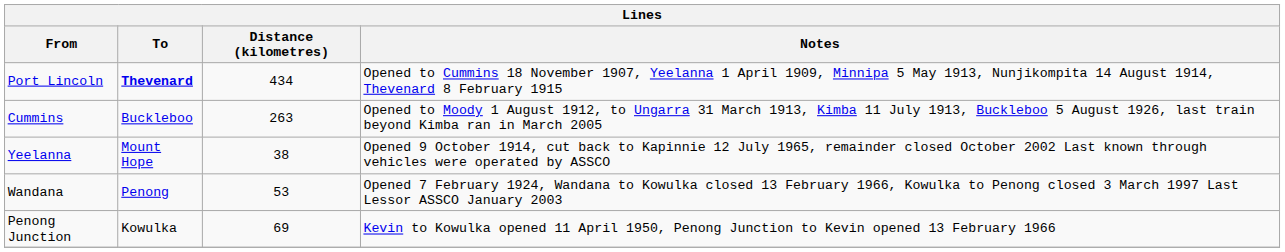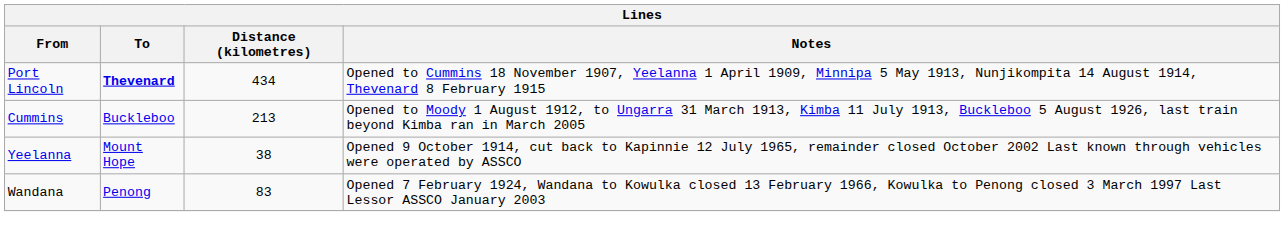(281, 118) 263 -> (264, 118) 213
(281, 192) 53 -> (264, 192) 83
- row: (40, 229)
